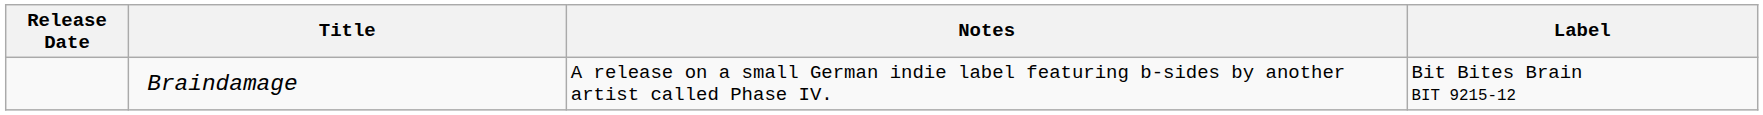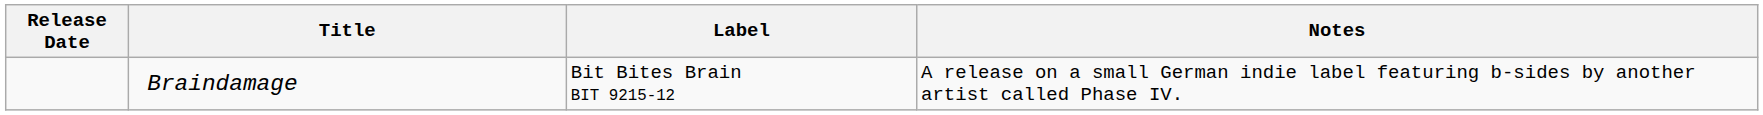columns swapped: (1582, 31) <-> (987, 31)
